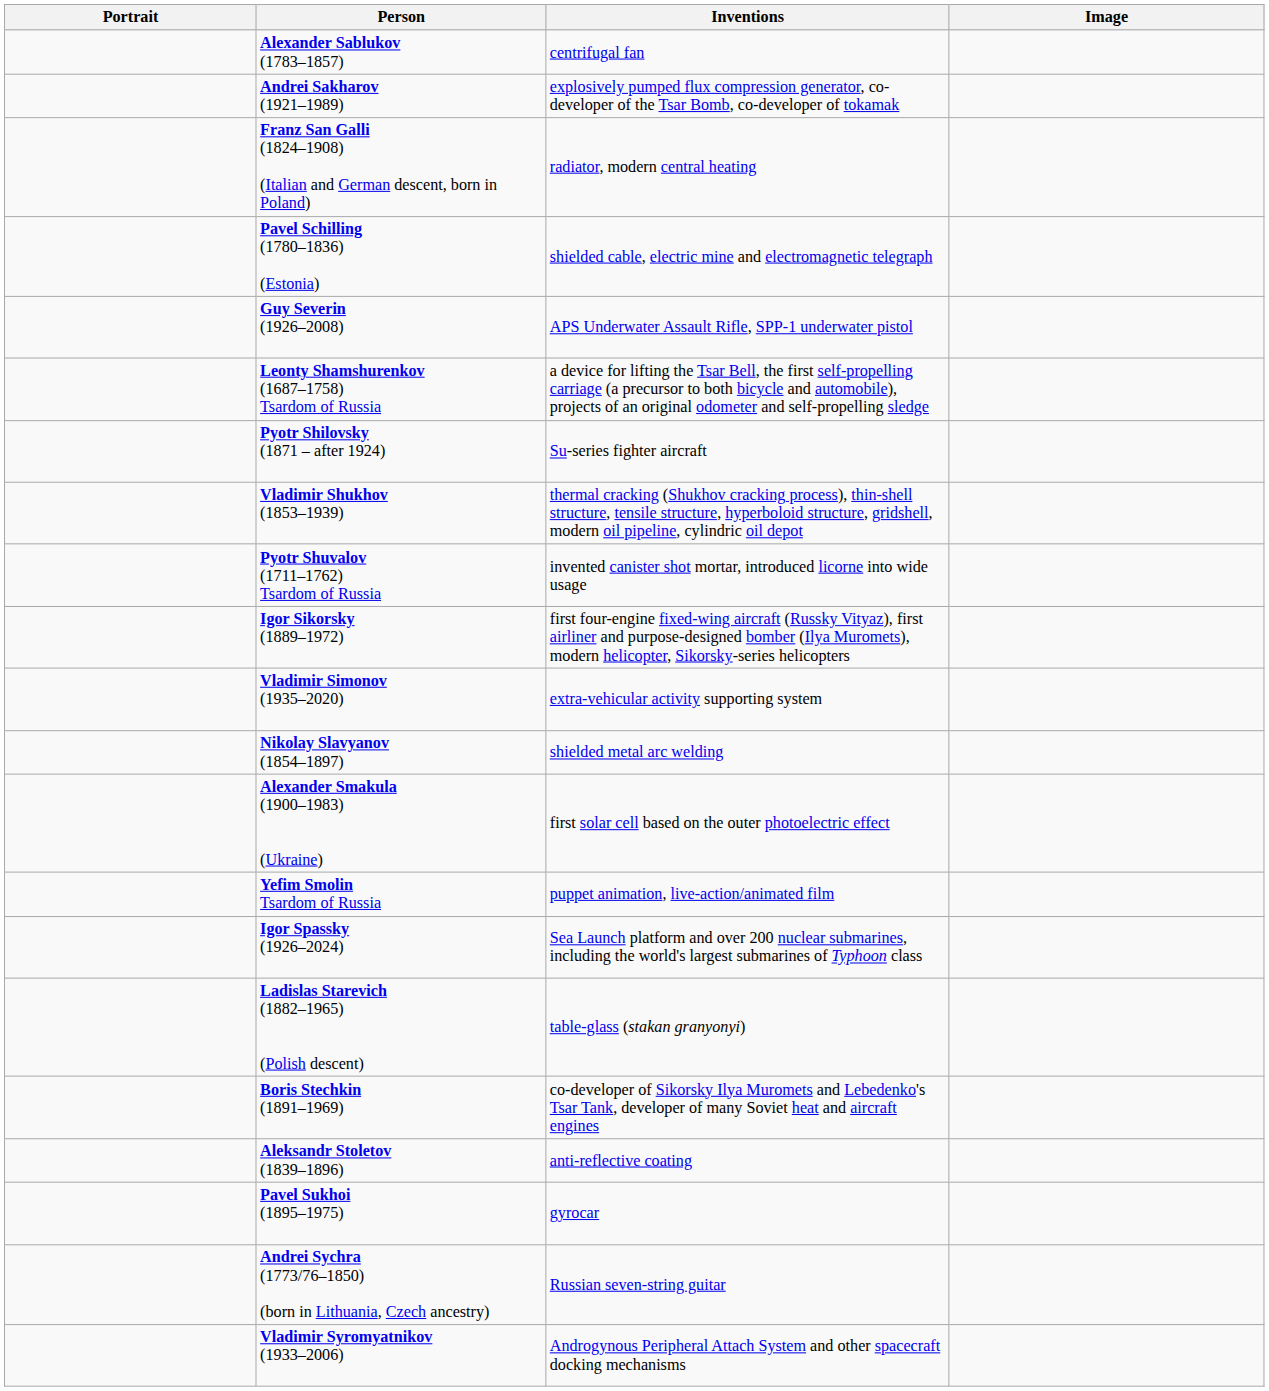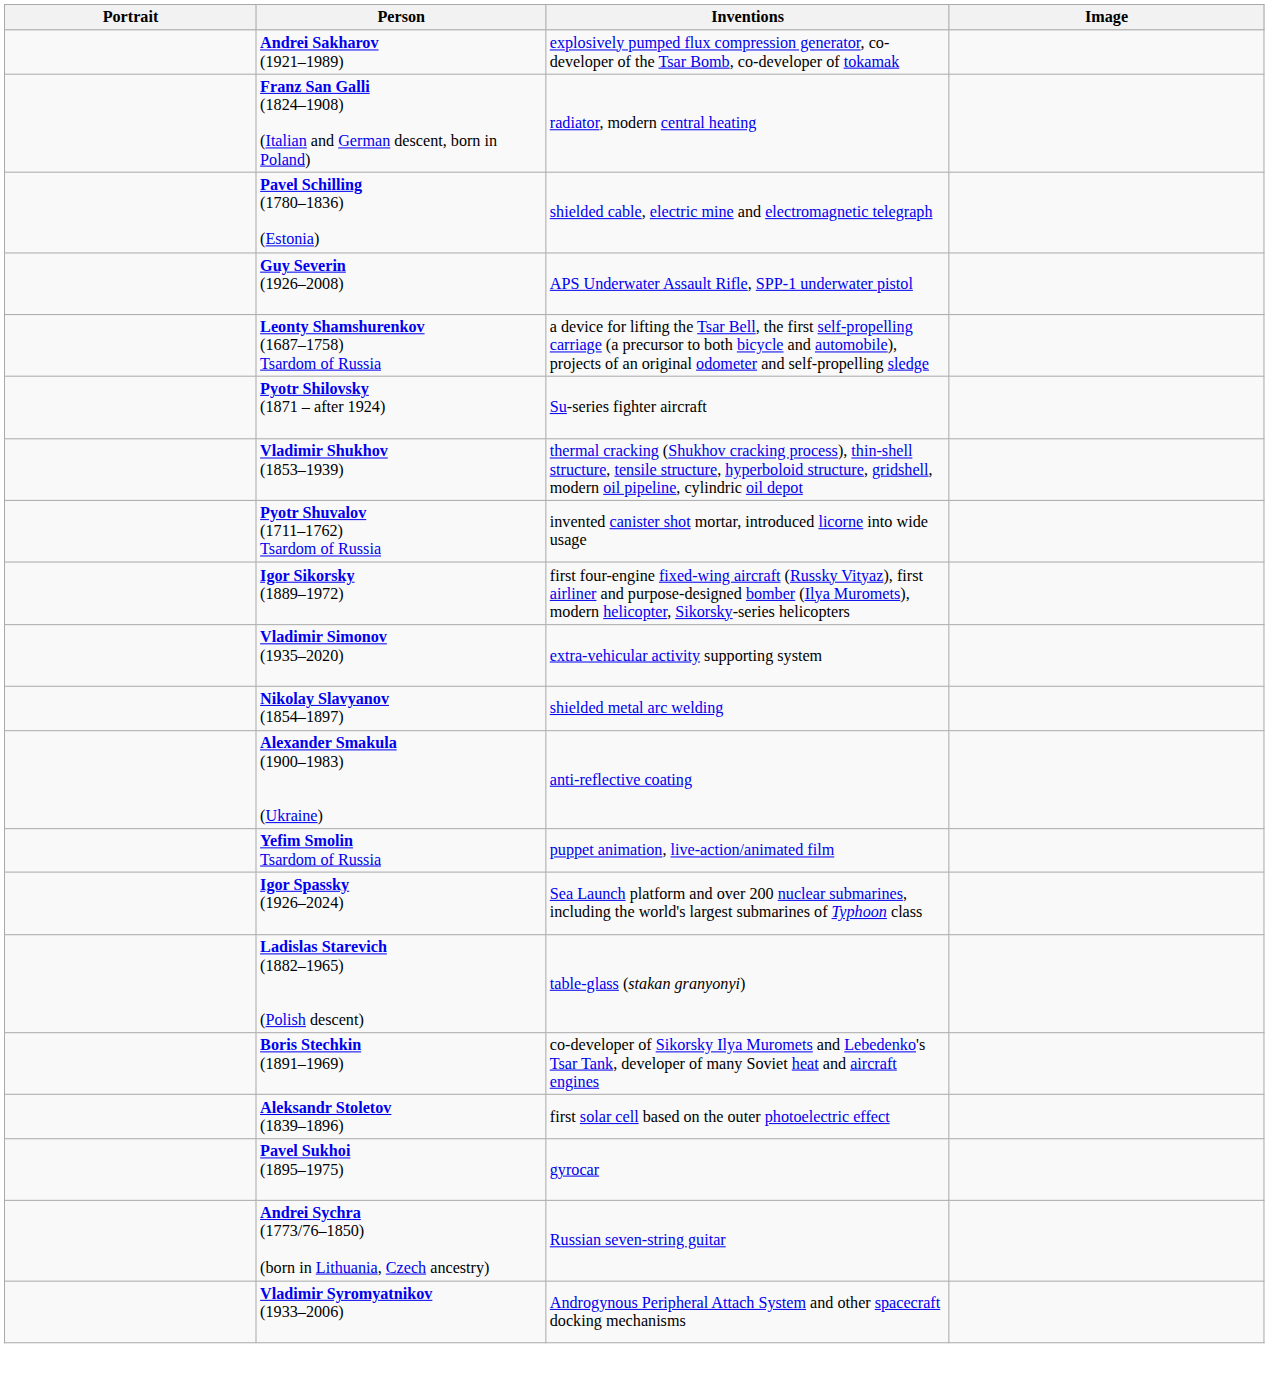- row: (330, 52)
(720, 823) first solar cell based on the outer photoelectric effect -> (621, 779) anti-reflective coating
(621, 1160) anti-reflective coating -> (720, 1116) first solar cell based on the outer photoelectric effect
